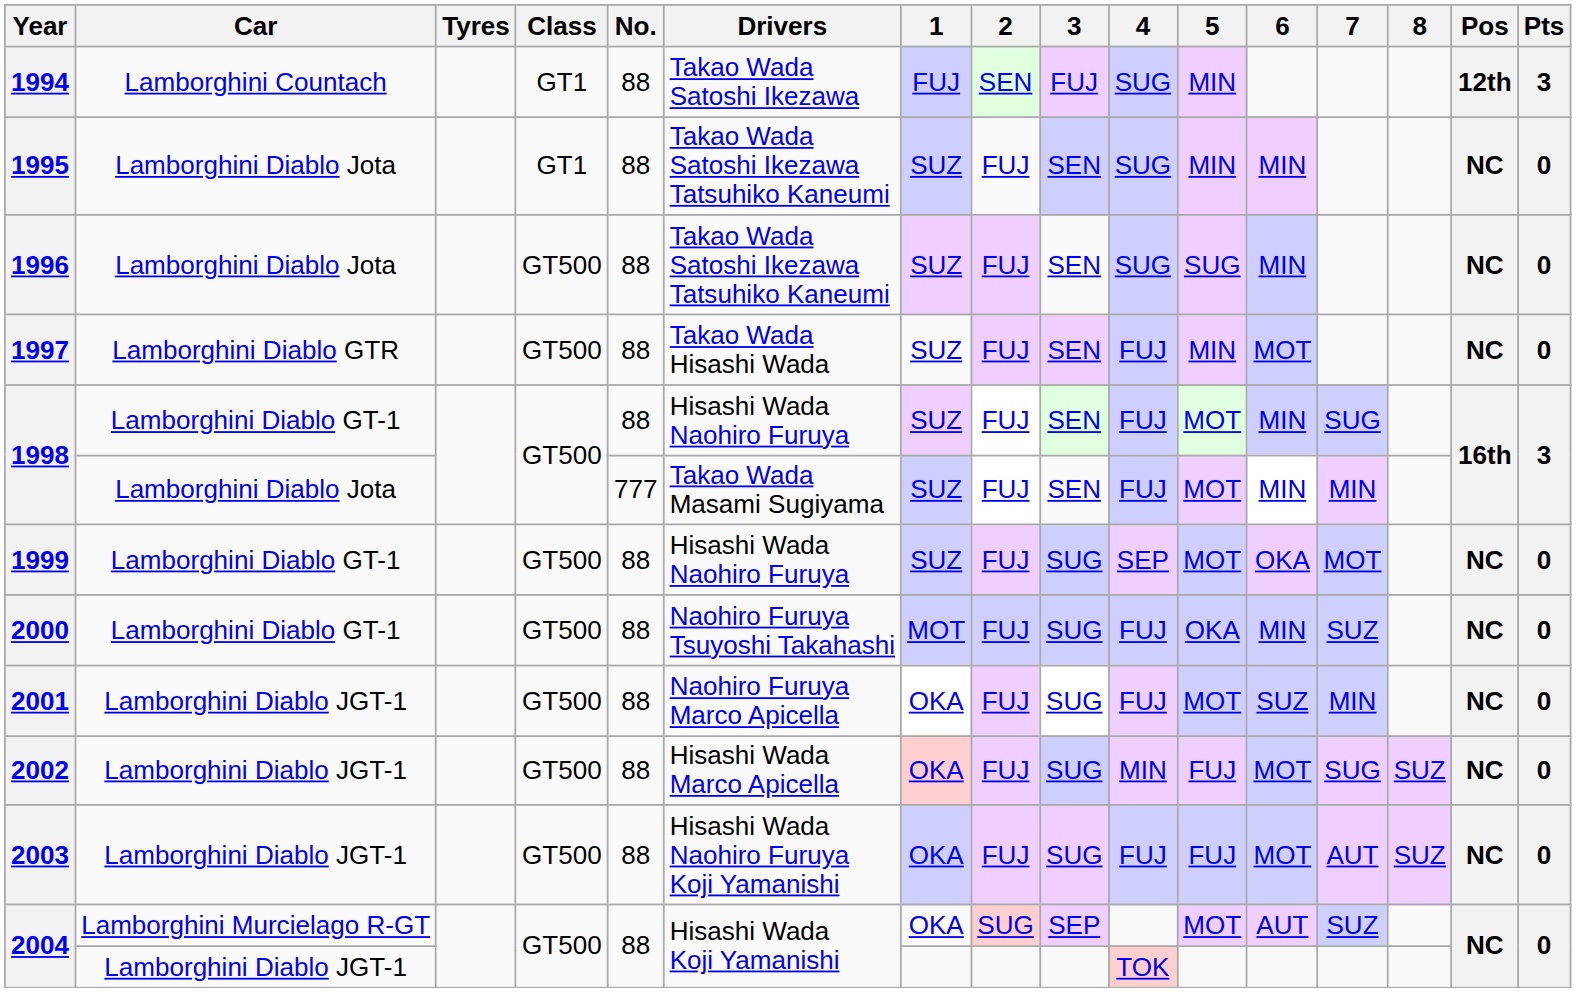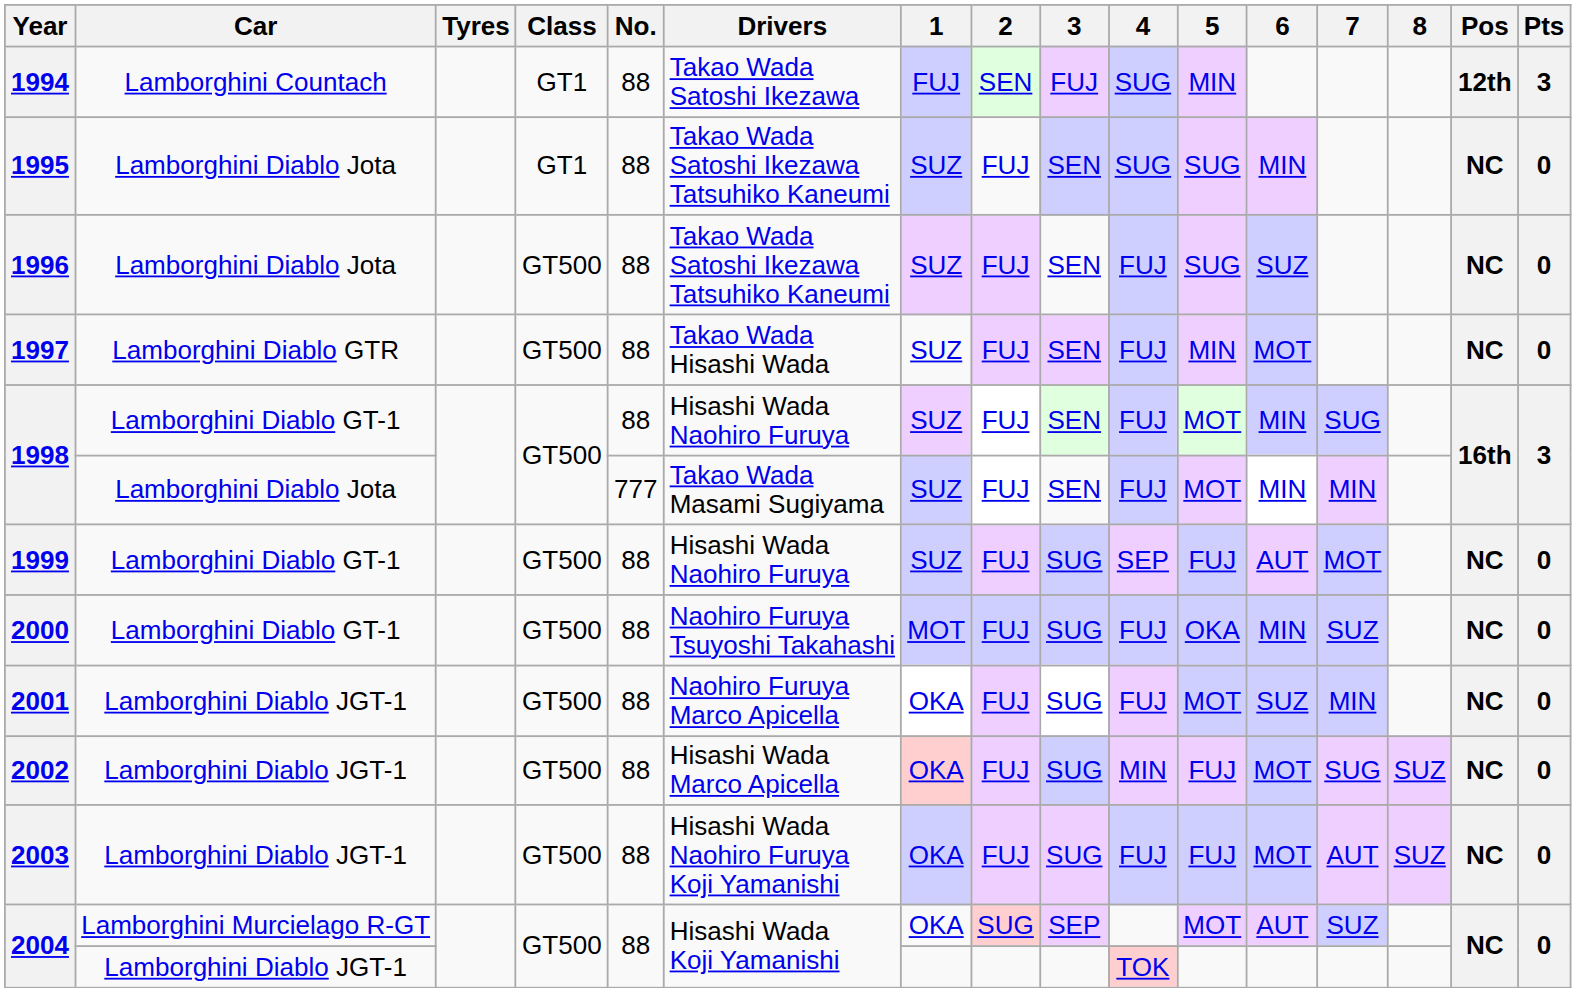(1212, 166) MIN -> (1212, 166) SUG
(1143, 265) SUG -> (1143, 265) FUJ
(1282, 265) MIN -> (1282, 265) SUZ
(1212, 560) MOT -> (1212, 560) FUJ
(1282, 560) OKA -> (1282, 560) AUT
